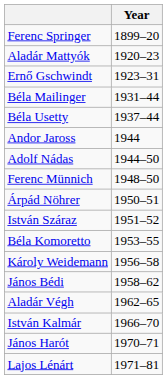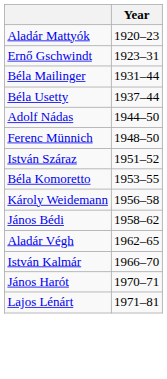- row: (49, 35)
- row: (41, 138)
- row: (44, 199)
